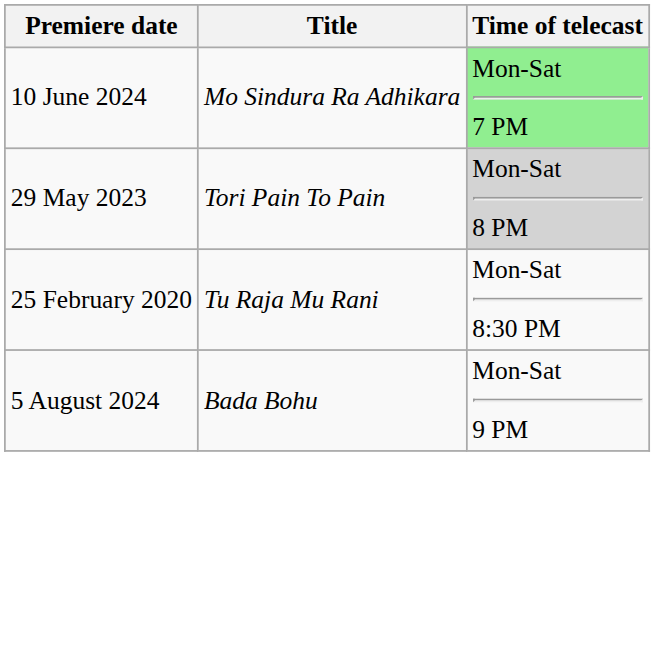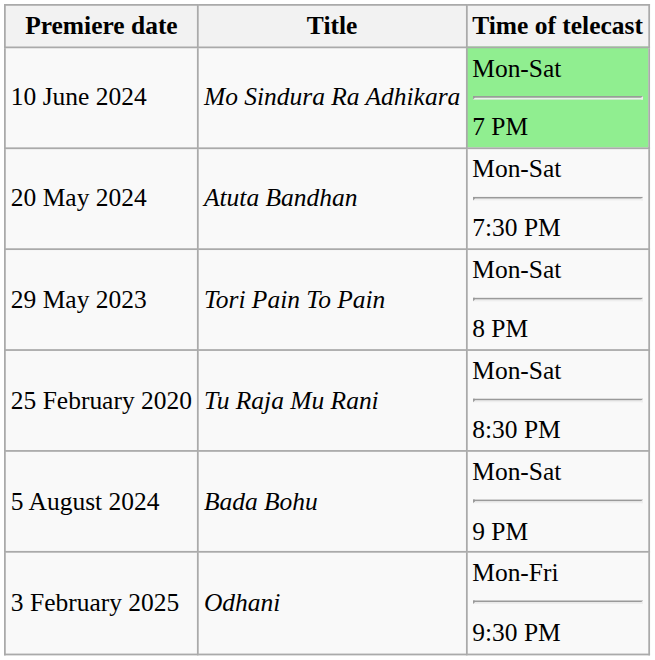+ row: (79, 198)
(558, 198) lightgrey background -> (558, 299) no background
+ row: (95, 603)
